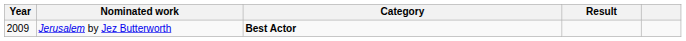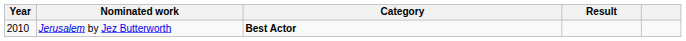(18, 28) 2009 -> (18, 28) 2010
